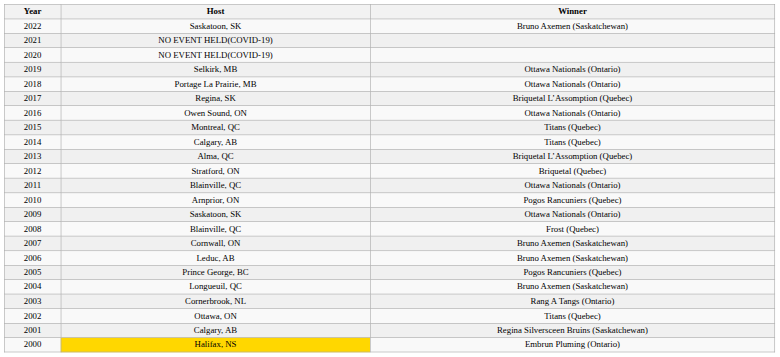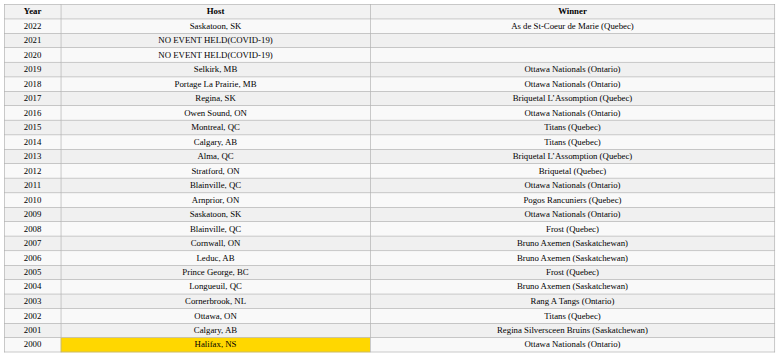(572, 26) Bruno Axemen (Saskatchewan) -> (572, 26) As de St-Coeur de Marie (Quebec)
(572, 272) Pogos Rancuniers (Quebec) -> (572, 272) Frost (Quebec)
(572, 345) Embrun Pluming (Ontario) -> (572, 345) Ottawa Nationals (Ontario)
